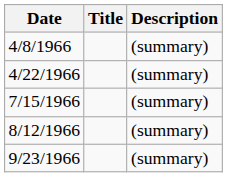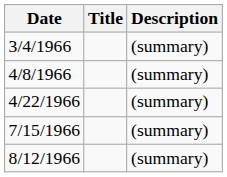+ row: (40, 46)
- row: (44, 158)
